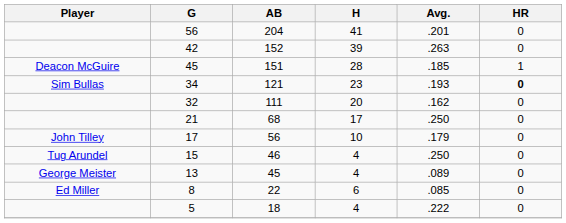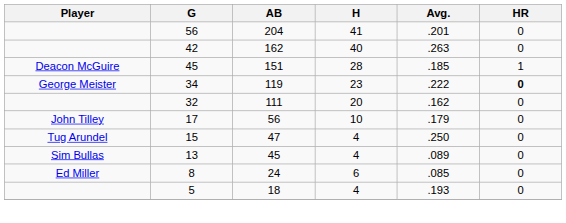(274, 48) 152 -> (274, 48) 162
(356, 48) 39 -> (356, 48) 40
(77, 84) Sim Bullas -> (77, 84) George Meister
(274, 84) 121 -> (274, 84) 119
(438, 84) .193 -> (438, 84) .222
- row: (192, 119)
(274, 155) 46 -> (274, 137) 47
(77, 173) George Meister -> (77, 155) Sim Bullas
(274, 191) 22 -> (274, 173) 24
(438, 208) .222 -> (438, 191) .193
